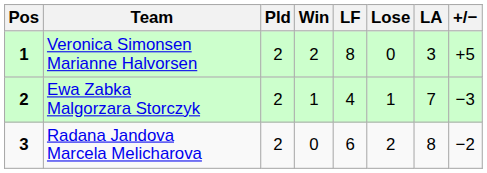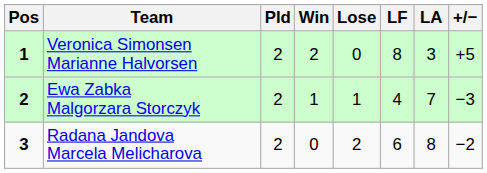columns swapped: (391, 17) <-> (350, 17)
